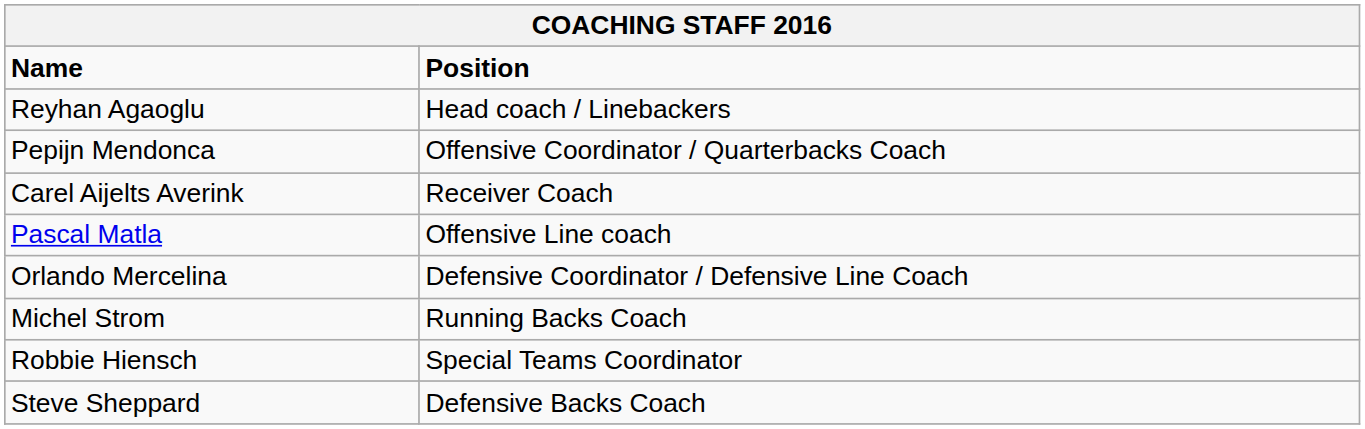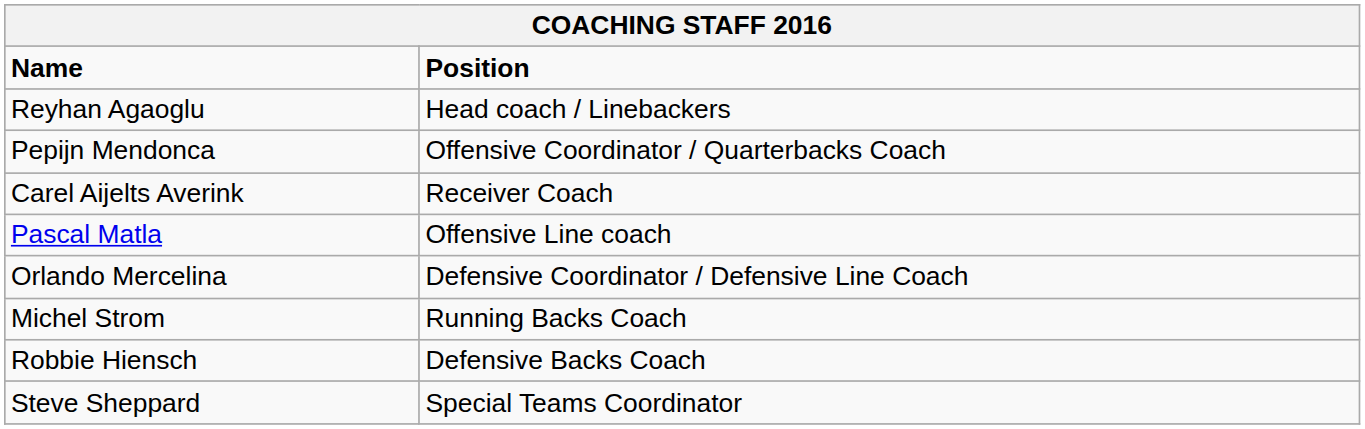(584, 360) Special Teams Coordinator -> (566, 360) Defensive Backs Coach
(566, 402) Defensive Backs Coach -> (584, 402) Special Teams Coordinator
